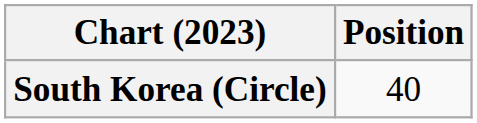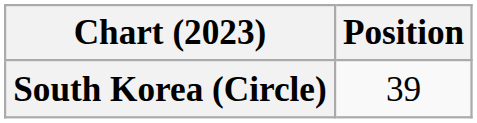(404, 88) 40 -> (404, 88) 39
